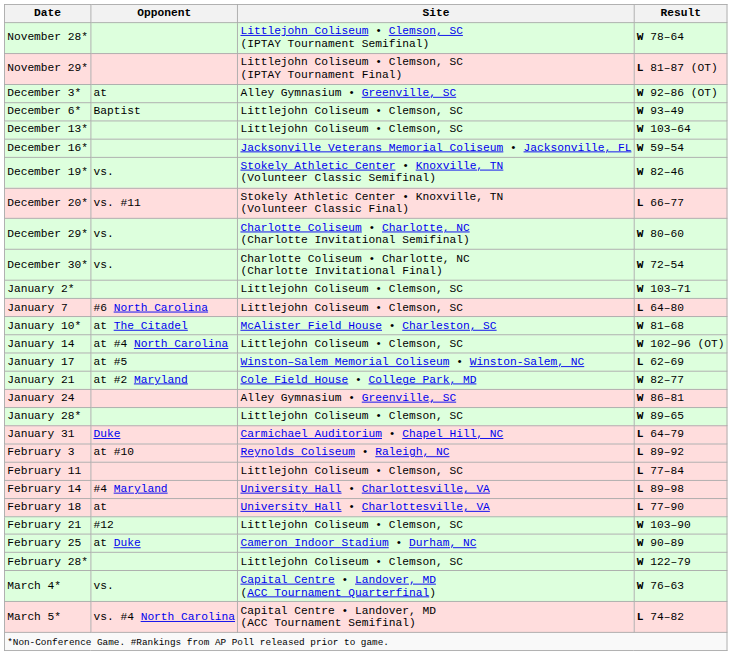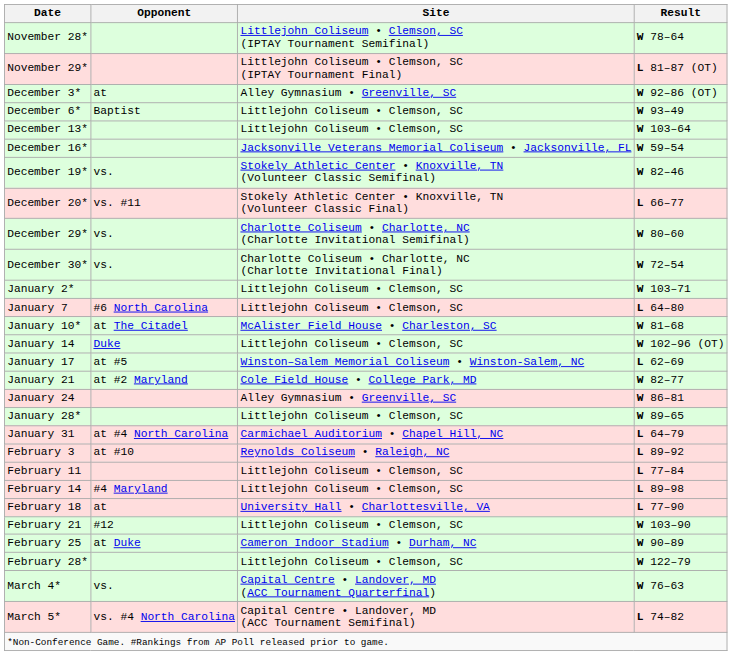(161, 344) at #4 North Carolina -> (107, 344) Duke
(107, 435) Duke -> (161, 435) at #4 North Carolina
(365, 489) University Hall • Charlottesville, VA -> (352, 489) Littlejohn Coliseum • Clemson, SC
